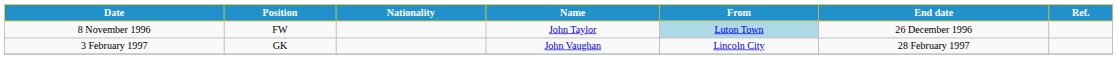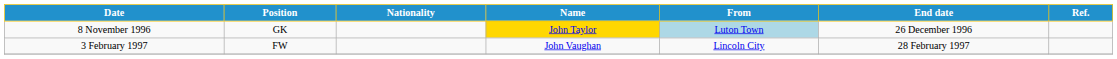(280, 29) FW -> (280, 29) GK
(573, 29) no background -> (573, 29) gold background
(280, 46) GK -> (280, 46) FW
